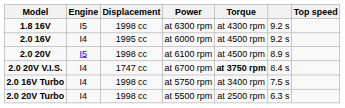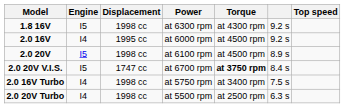(83, 68) I4 -> (83, 68) I5
